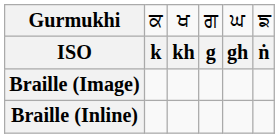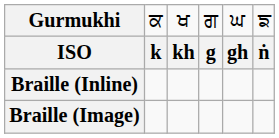rows swapped: (75, 84) <-> (74, 116)
